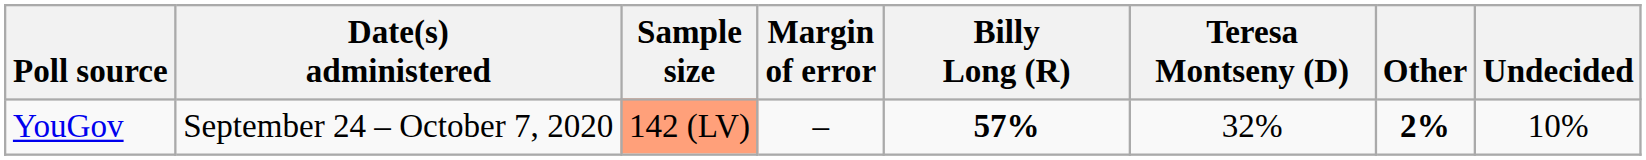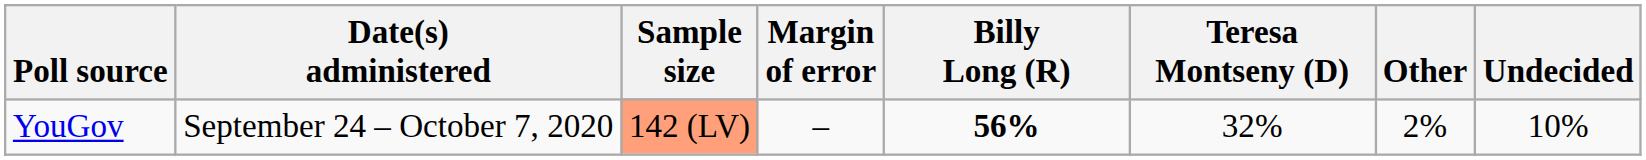(1007, 125) 57% -> (1007, 125) 56%
(1425, 125) bold -> (1425, 125) normal
